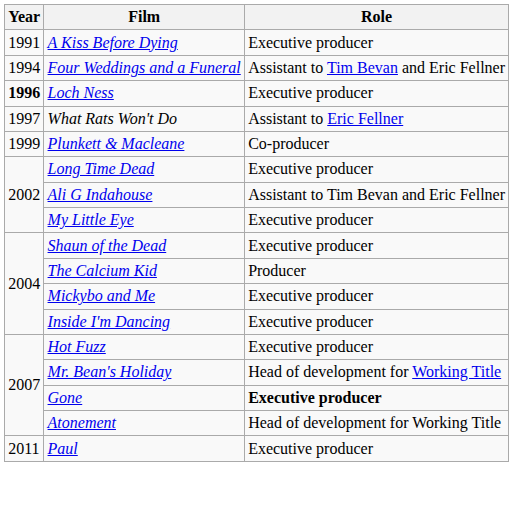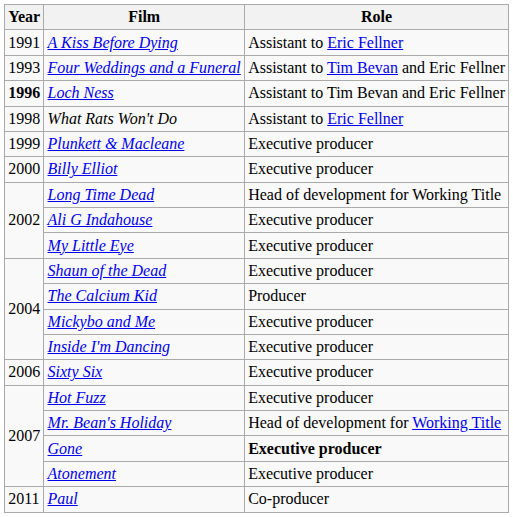(311, 42) Executive producer -> (326, 42) Assistant to Eric Fellner
(24, 67) 1994 -> (24, 67) 1993
(311, 93) Executive producer -> (377, 93) Assistant to Tim Bevan and Eric Fellner
(24, 118) 1997 -> (24, 118) 1998
(289, 144) Co-producer -> (311, 144) Executive producer
+ row: (82, 169)
(311, 169) Executive producer -> (375, 194) Head of development for Working Title
(377, 194) Assistant to Tim Bevan and Eric Fellner -> (311, 220) Executive producer
+ row: (75, 372)
(375, 423) Head of development for Working Title -> (311, 473) Executive producer
(311, 448) Executive producer -> (289, 499) Co-producer
